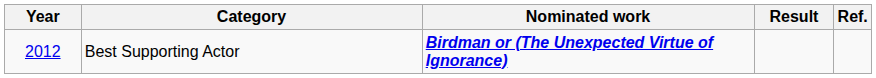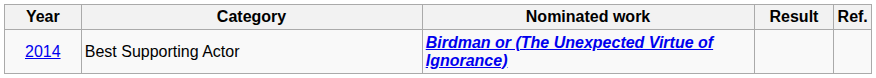(43, 51) 2012 -> (43, 51) 2014
